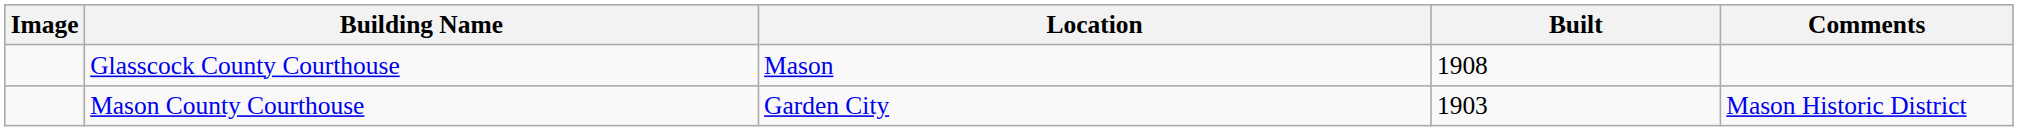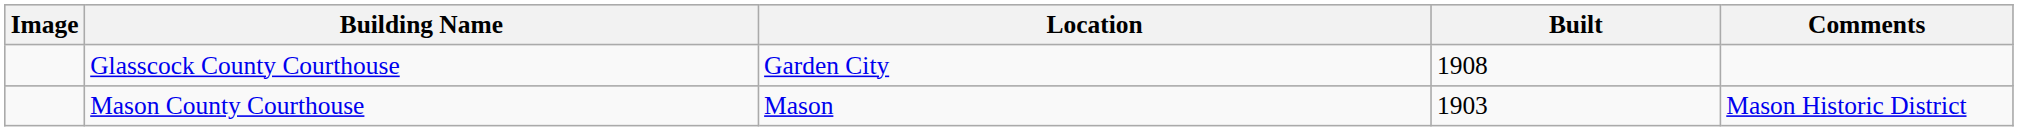(799, 65) Mason -> (827, 65) Garden City
(827, 105) Garden City -> (799, 105) Mason
